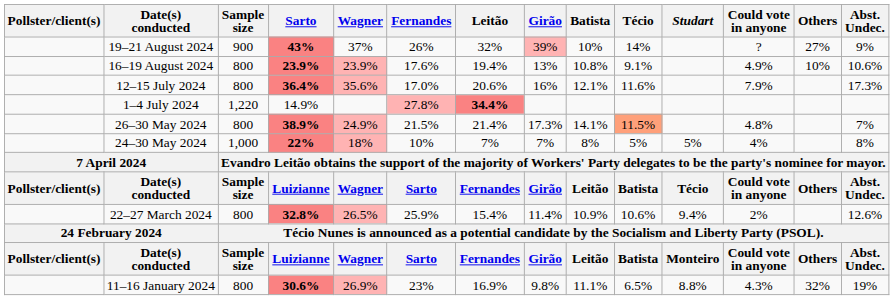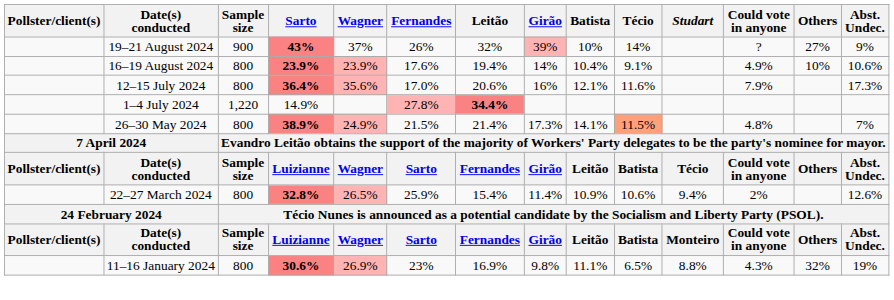(545, 66) 13% -> (545, 66) 14%
(590, 66) 10.8% -> (590, 66) 10.4%
- row: (161, 143)
